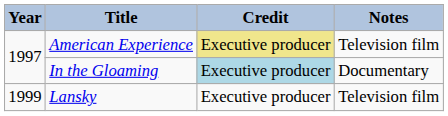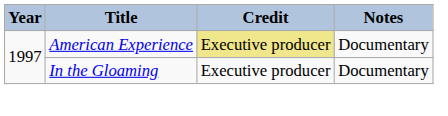(389, 44) Television film -> (383, 44) Documentary
(266, 70) lightblue background -> (266, 70) no background
- row: (73, 96)
